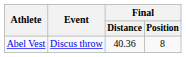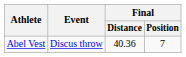(163, 44) 8 -> (163, 44) 7
